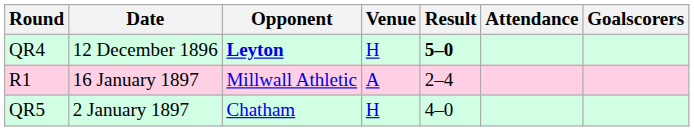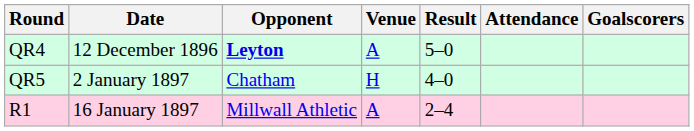(373, 49) H -> (373, 49) A
(439, 49) bold -> (439, 49) normal
rows swapped: (27, 110) <-> (20, 79)
